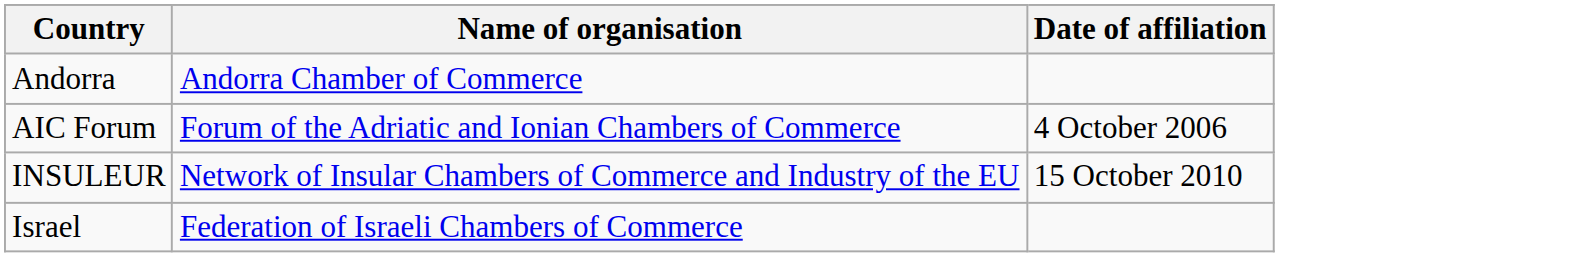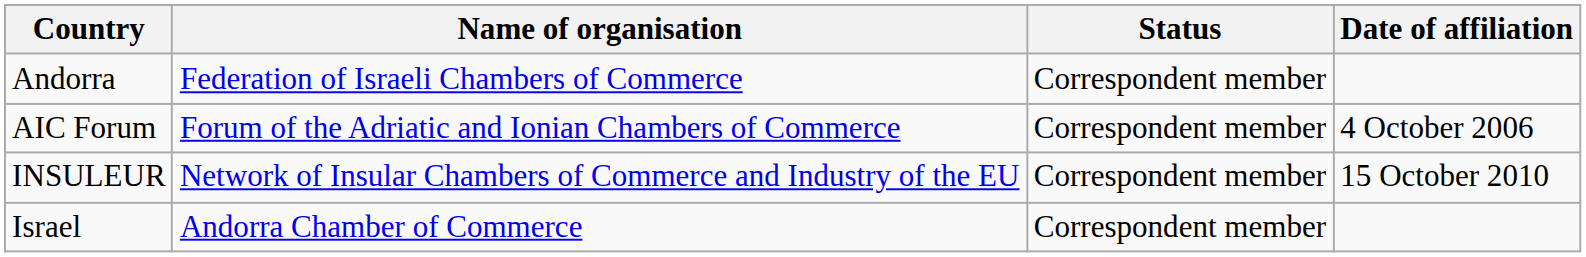+ column: (1180, 29)
(381, 78) Andorra Chamber of Commerce -> (461, 78) Federation of Israeli Chambers of Commerce
(461, 226) Federation of Israeli Chambers of Commerce -> (381, 226) Andorra Chamber of Commerce
